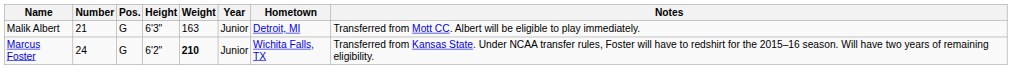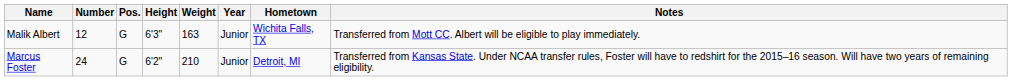(81, 28) 21 -> (81, 34) 12
(277, 28) Detroit, MI -> (284, 34) Wichita Falls, TX
(190, 50) bold -> (190, 62) normal
(284, 50) Wichita Falls, TX -> (277, 62) Detroit, MI
